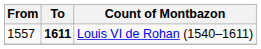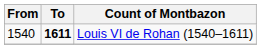(21, 34) 1557 -> (21, 34) 1540
